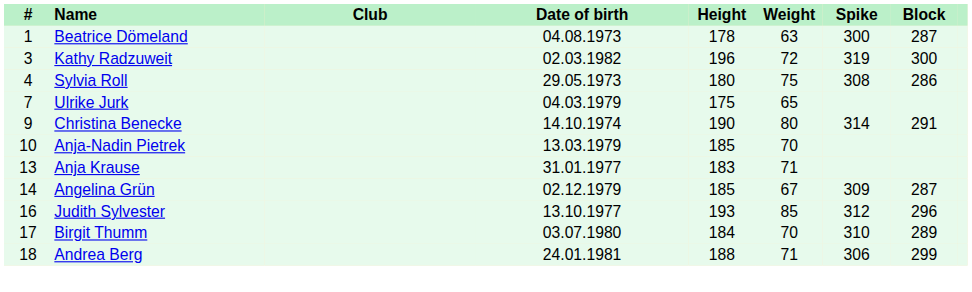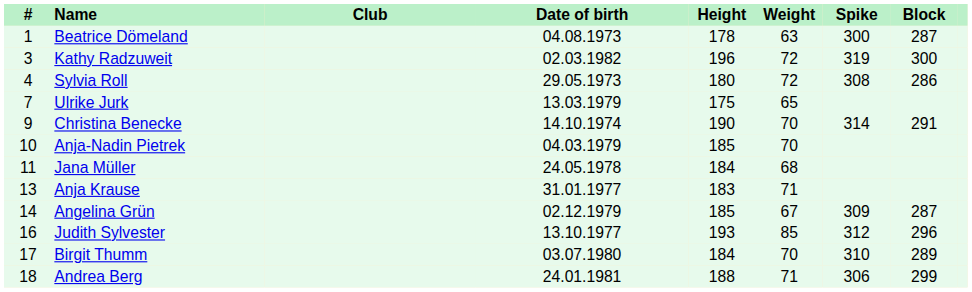(789, 80) 75 -> (789, 80) 72
(582, 102) 04.03.1979 -> (582, 102) 13.03.1979
(789, 124) 80 -> (789, 124) 70
(582, 146) 13.03.1979 -> (582, 146) 04.03.1979
+ row: (95, 168)
